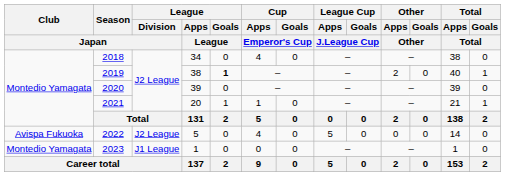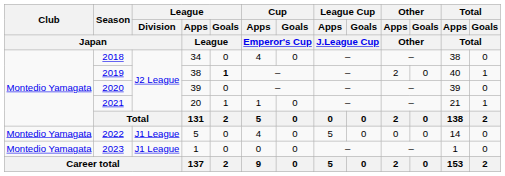(49, 133) Avispa Fukuoka -> (49, 133) Montedio Yamagata
(157, 133) J2 League -> (157, 133) J1 League
